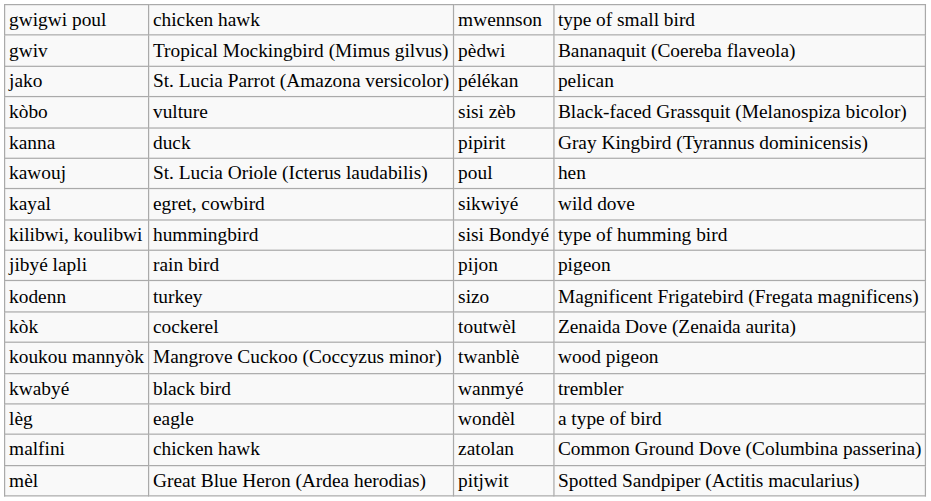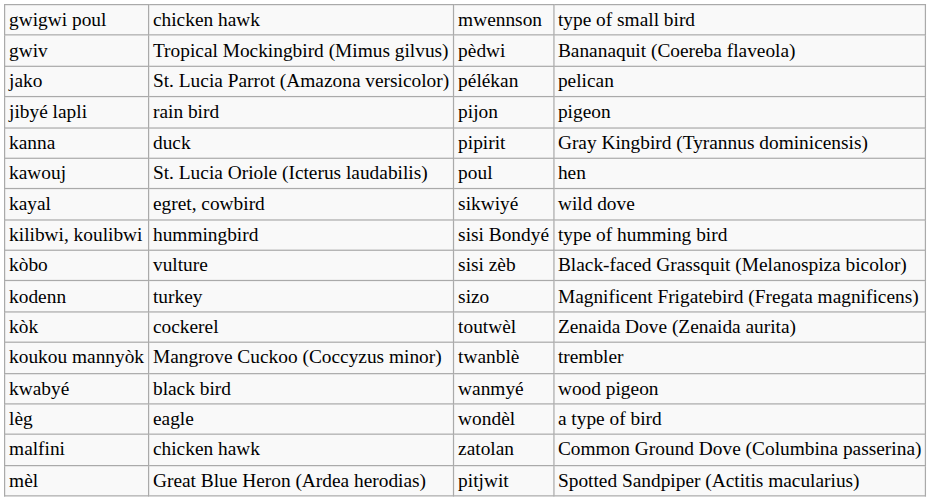rows swapped: (48, 265) <-> (28, 111)
(608, 357) wood pigeon -> (591, 357) trembler
(591, 388) trembler -> (608, 388) wood pigeon
